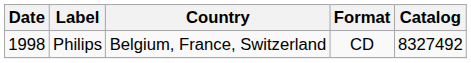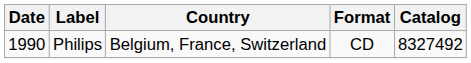(27, 44) 1998 -> (27, 44) 1990
